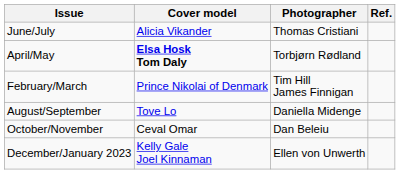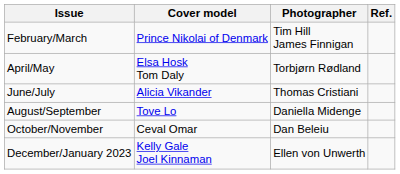rows swapped: (47, 86) <-> (31, 31)
(164, 55) bold -> (162, 68) normal
